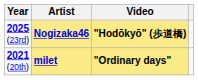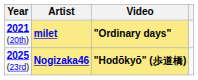rows swapped: (18, 61) <-> (18, 34)
